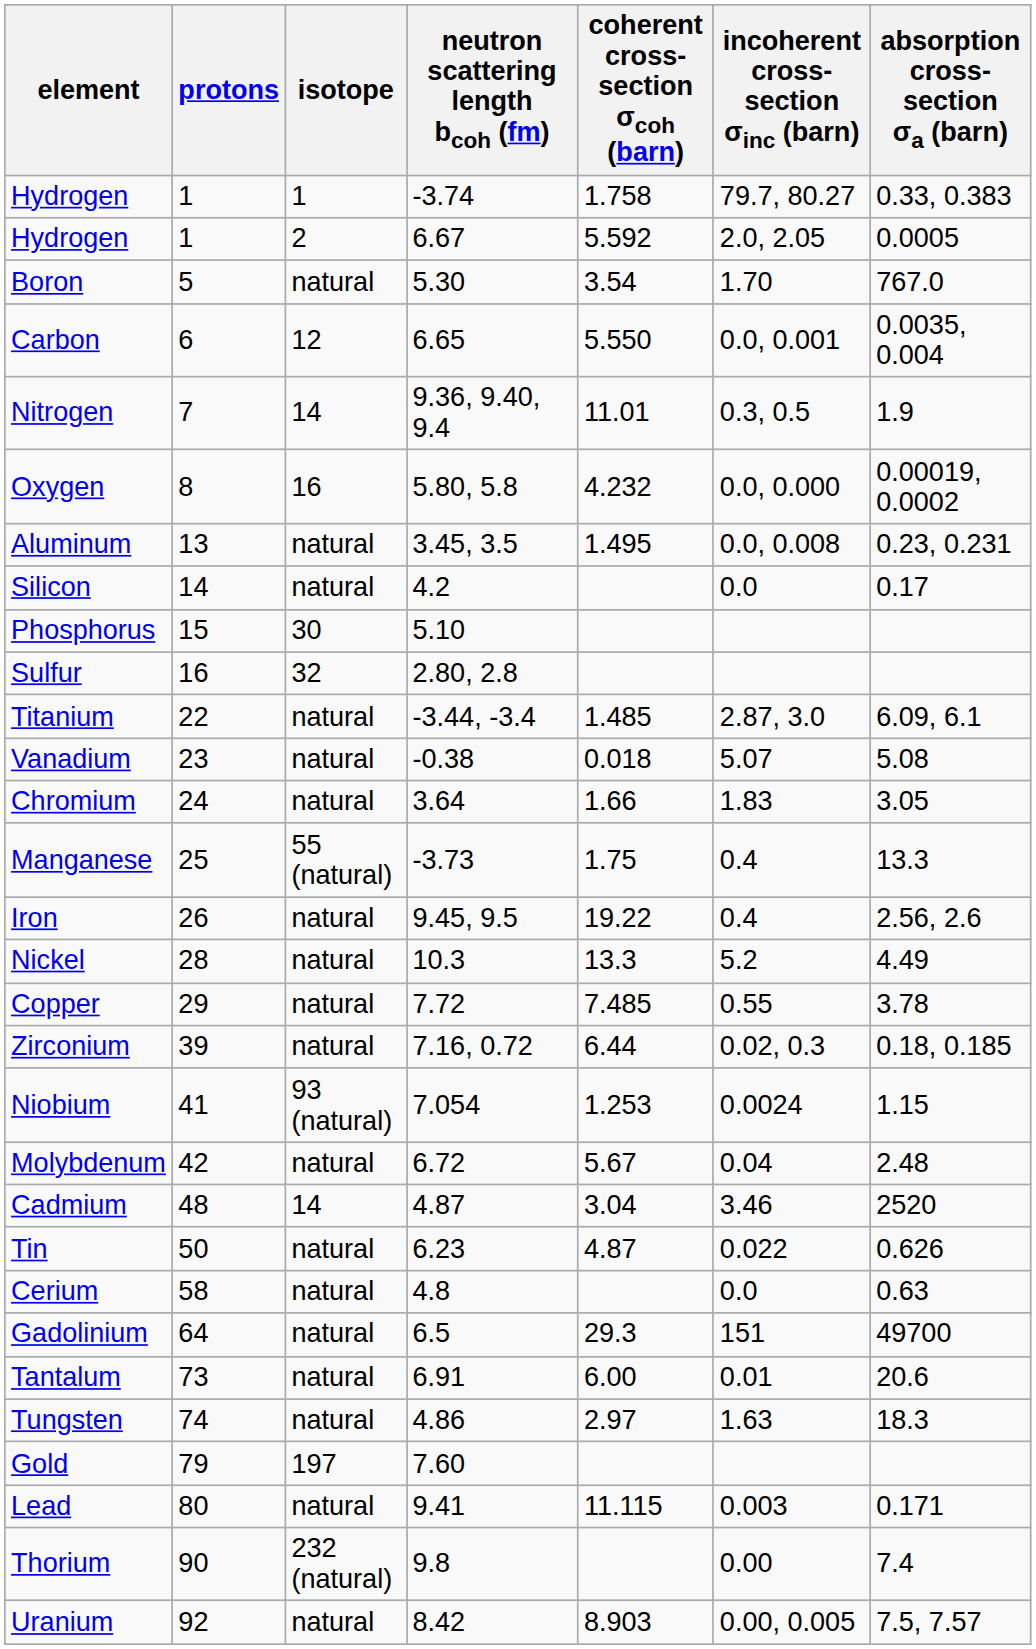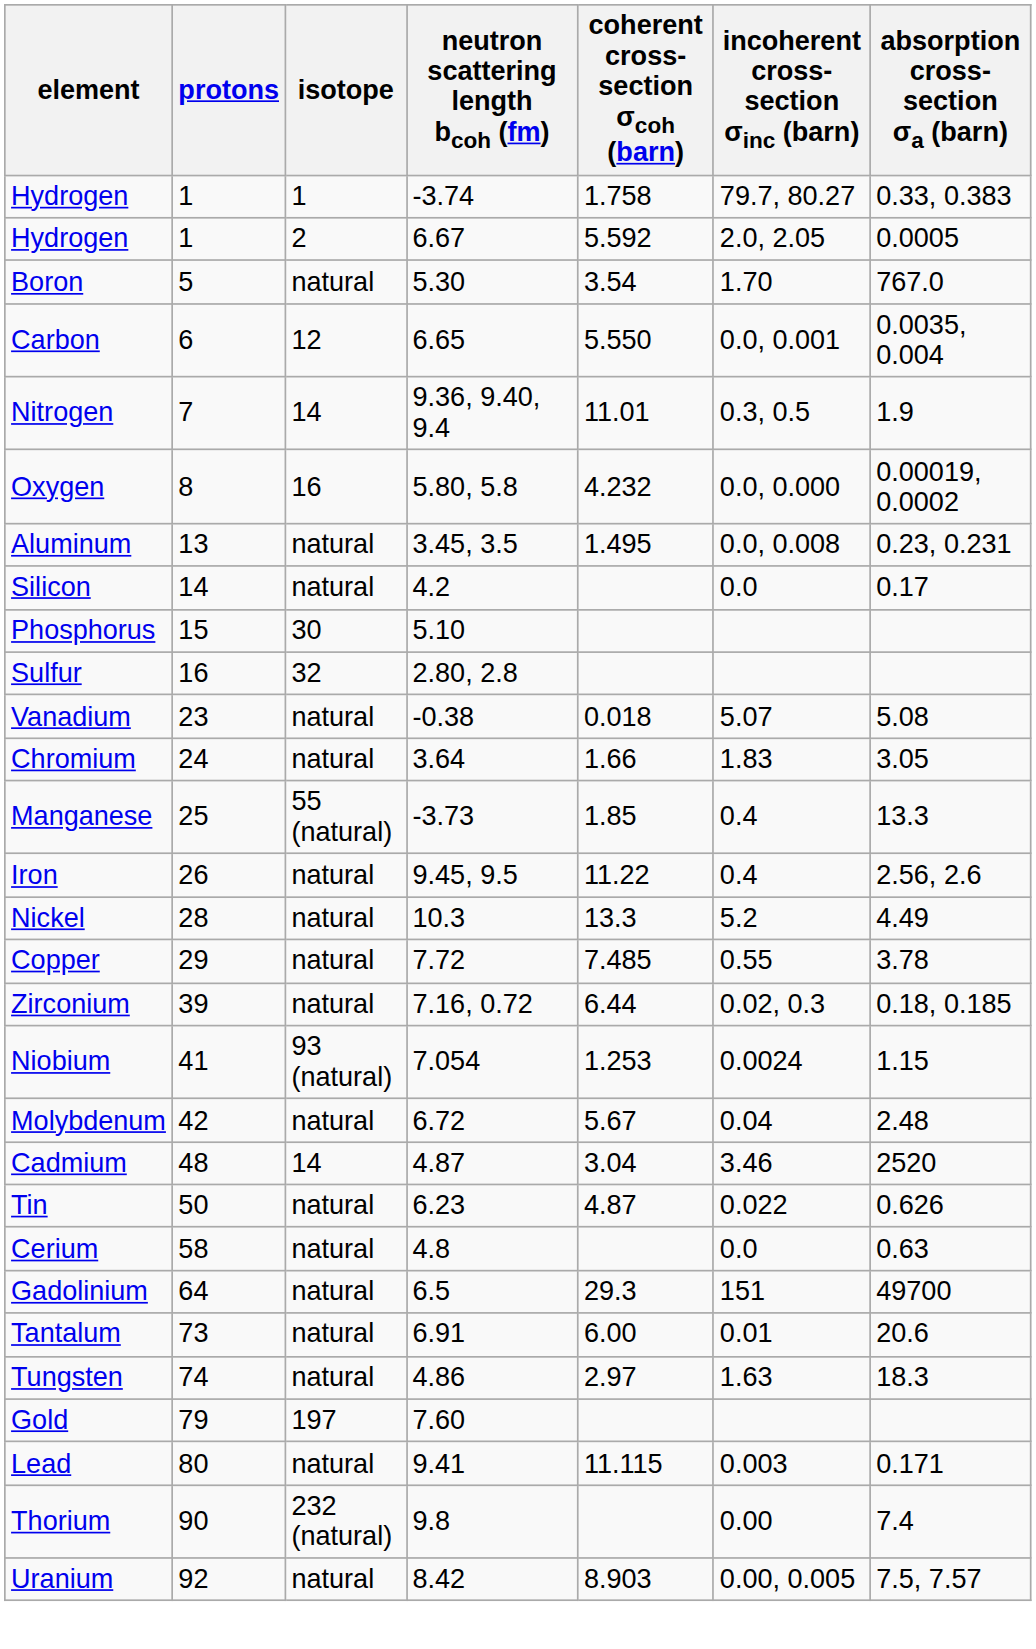- row: (62, 715)
(610, 859) 1.75 -> (610, 816) 1.85
(618, 917) 19.22 -> (617, 875) 11.22
